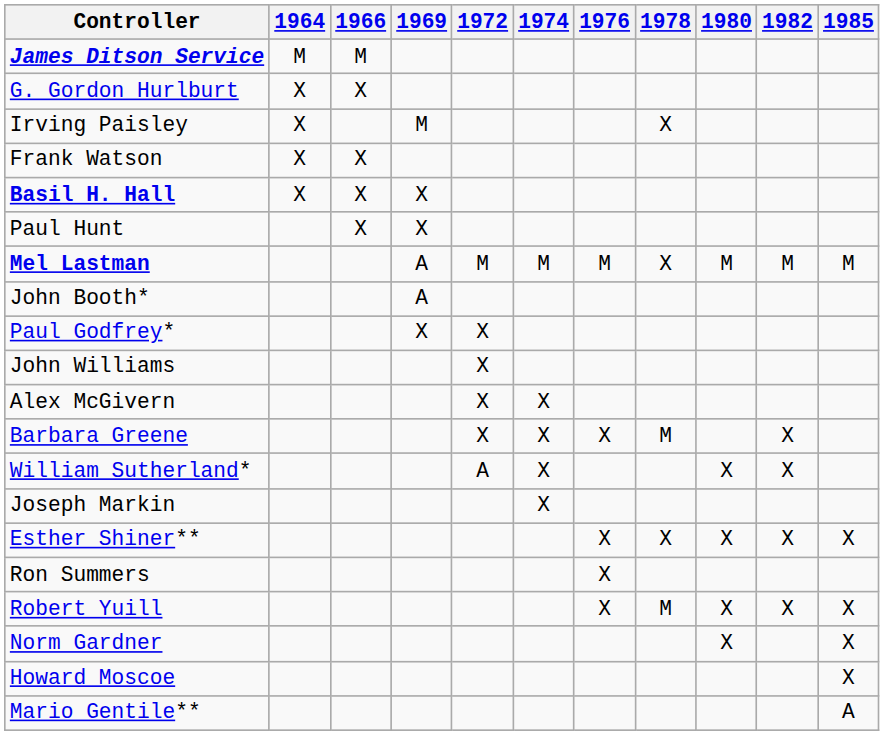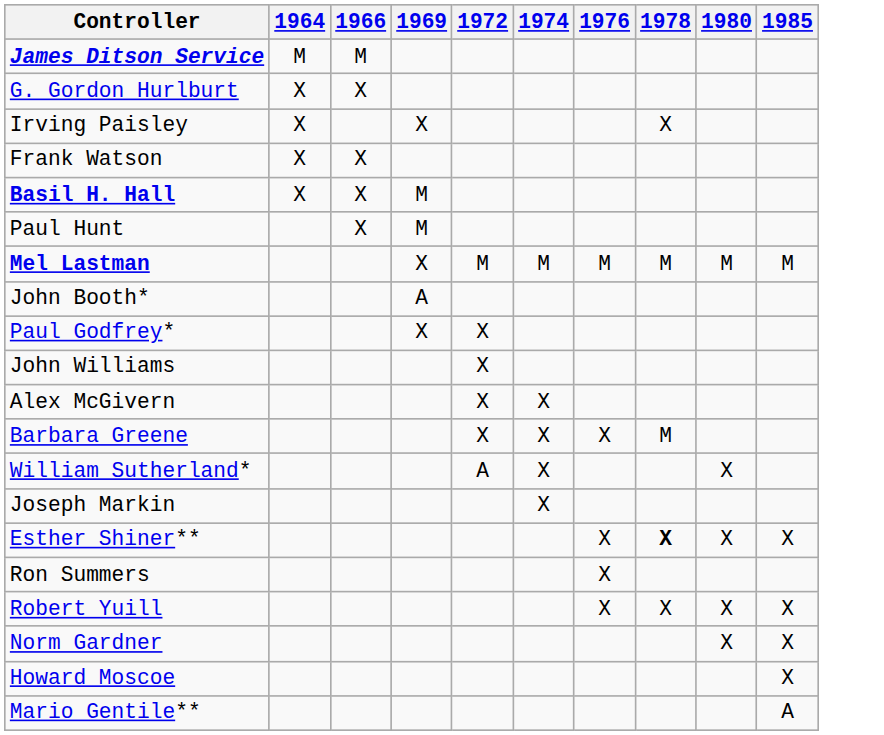- column: (787, 22)
(422, 126) M -> (422, 126) X
(422, 195) X -> (422, 195) M
(422, 229) X -> (422, 229) M
(422, 264) A -> (422, 264) X
(666, 264) X -> (666, 264) M
(666, 540) normal -> (666, 540) bold
(666, 609) M -> (666, 609) X
